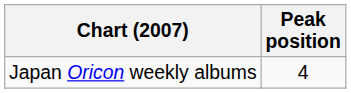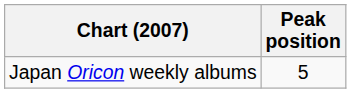(303, 72) 4 -> (303, 72) 5
